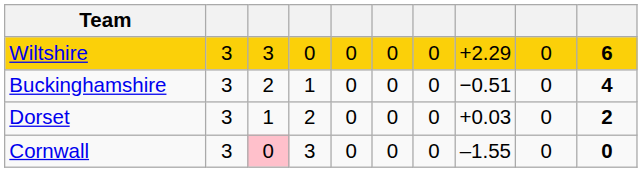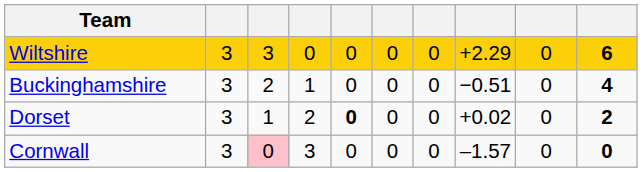(351, 118) normal -> (351, 118) bold
(485, 118) +0.03 -> (485, 118) +0.02
(485, 150) –1.55 -> (485, 150) –1.57
